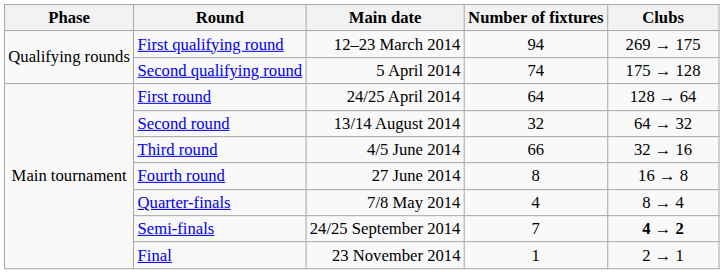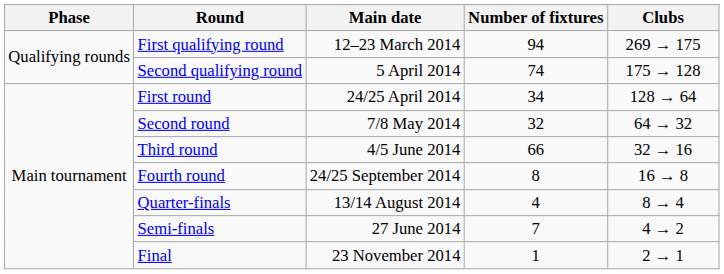(536, 96) 64 -> (536, 96) 34
(397, 123) 13/14 August 2014 -> (414, 123) 7/8 May 2014
(416, 176) 27 June 2014 -> (385, 176) 24/25 September 2014
(414, 202) 7/8 May 2014 -> (397, 202) 13/14 August 2014
(385, 228) 24/25 September 2014 -> (416, 228) 27 June 2014
(663, 228) bold -> (663, 228) normal
